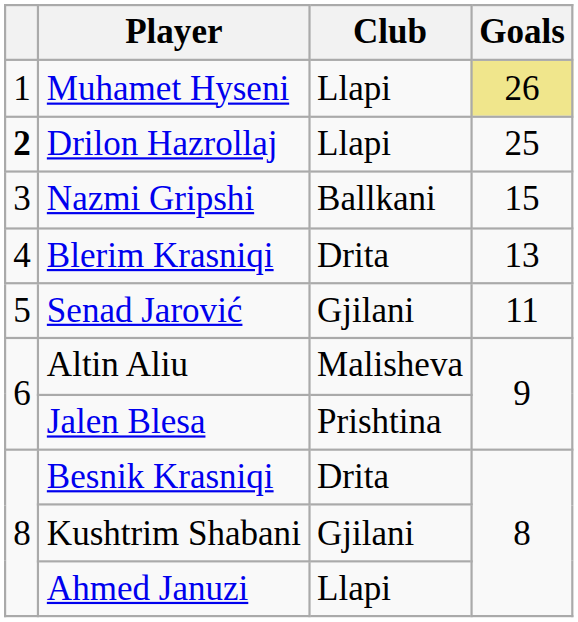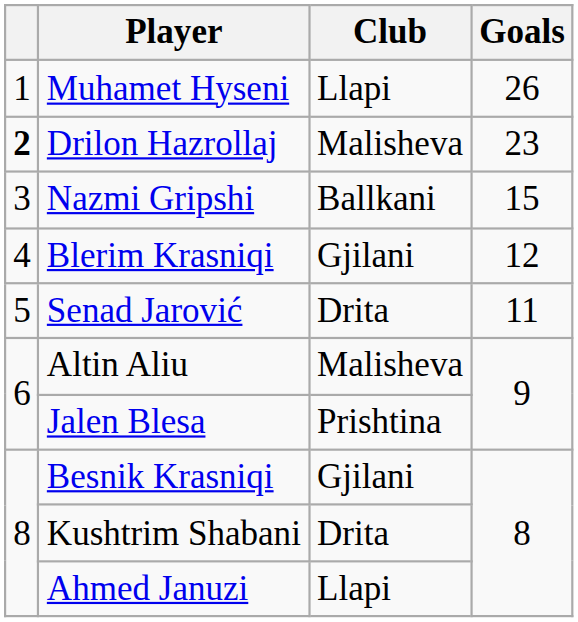(522, 87) khaki background -> (522, 87) no background
(354, 143) Llapi -> (390, 143) Malisheva
(522, 143) 25 -> (522, 143) 23
(353, 254) Drita -> (366, 254) Gjilani
(522, 254) 13 -> (522, 254) 12
(366, 310) Gjilani -> (353, 310) Drita
(353, 476) Drita -> (366, 476) Gjilani
(366, 532) Gjilani -> (353, 532) Drita
